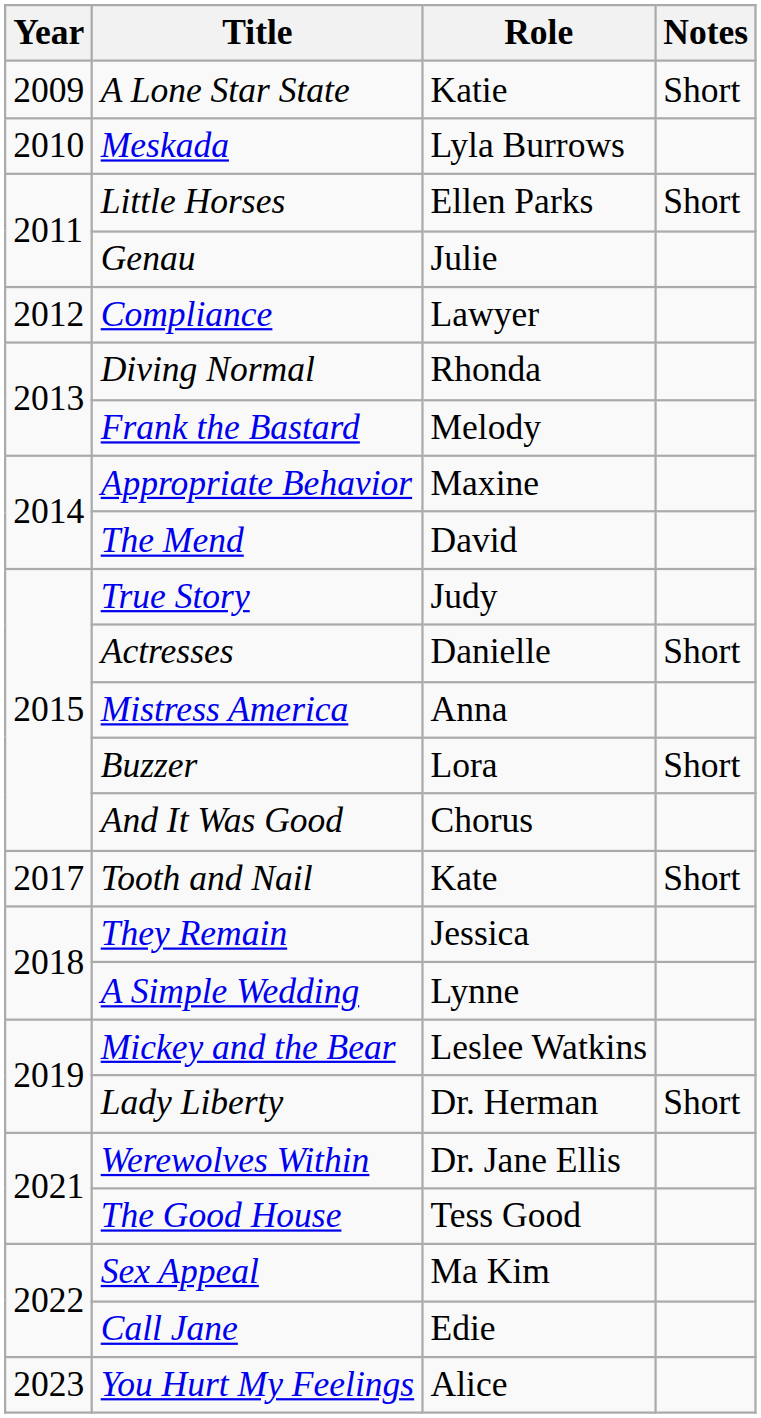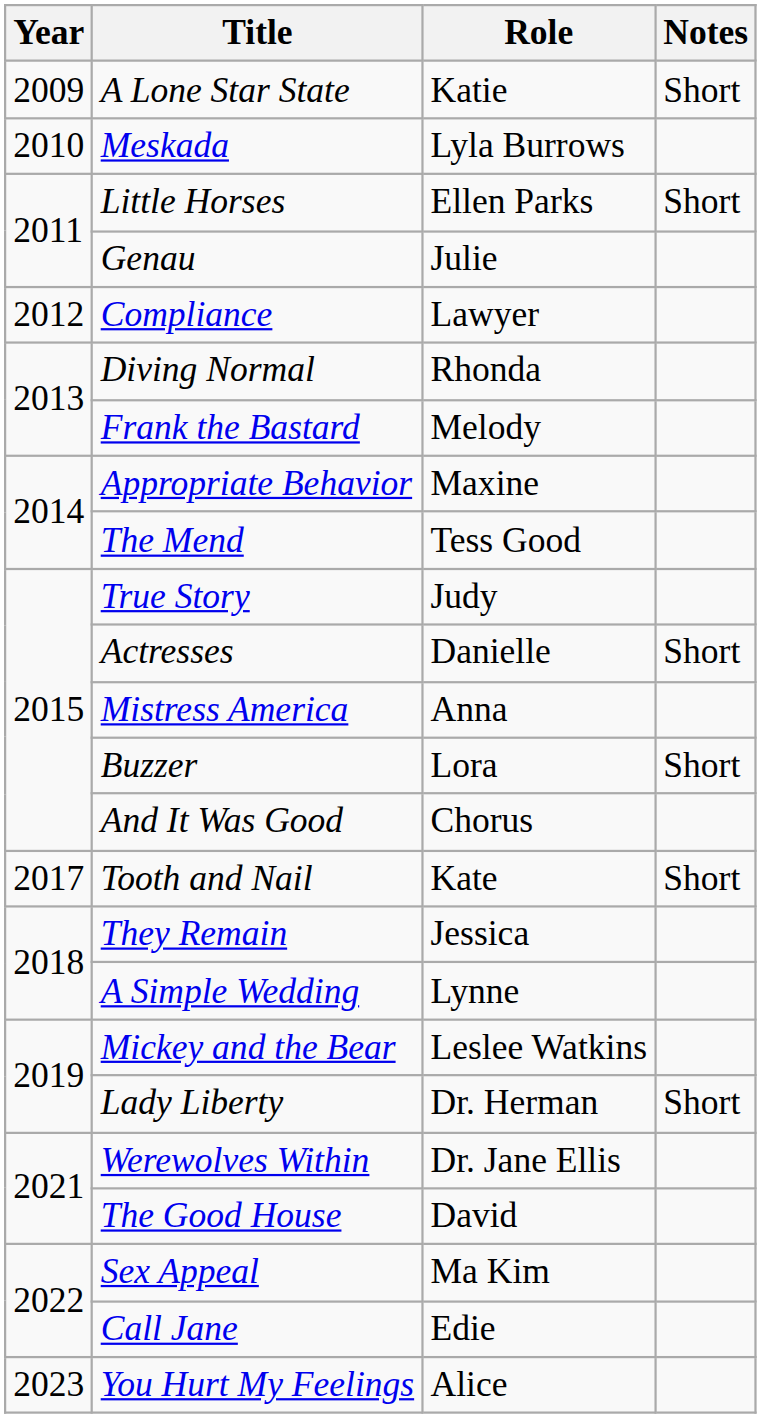(474, 539) David -> (506, 539) Tess Good
(506, 1215) Tess Good -> (474, 1215) David
